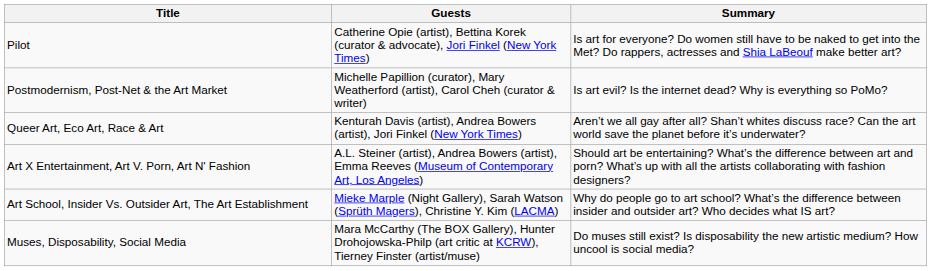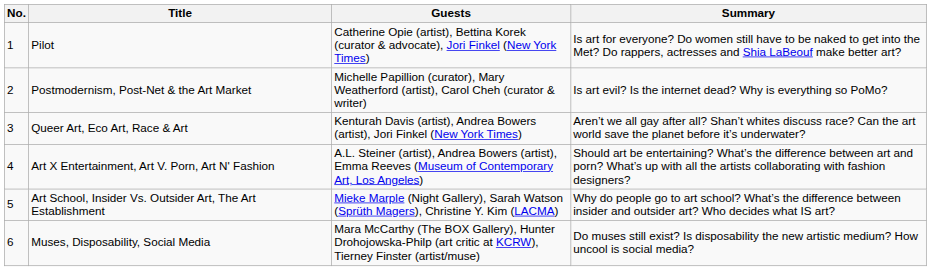+ column: (16, 13)
